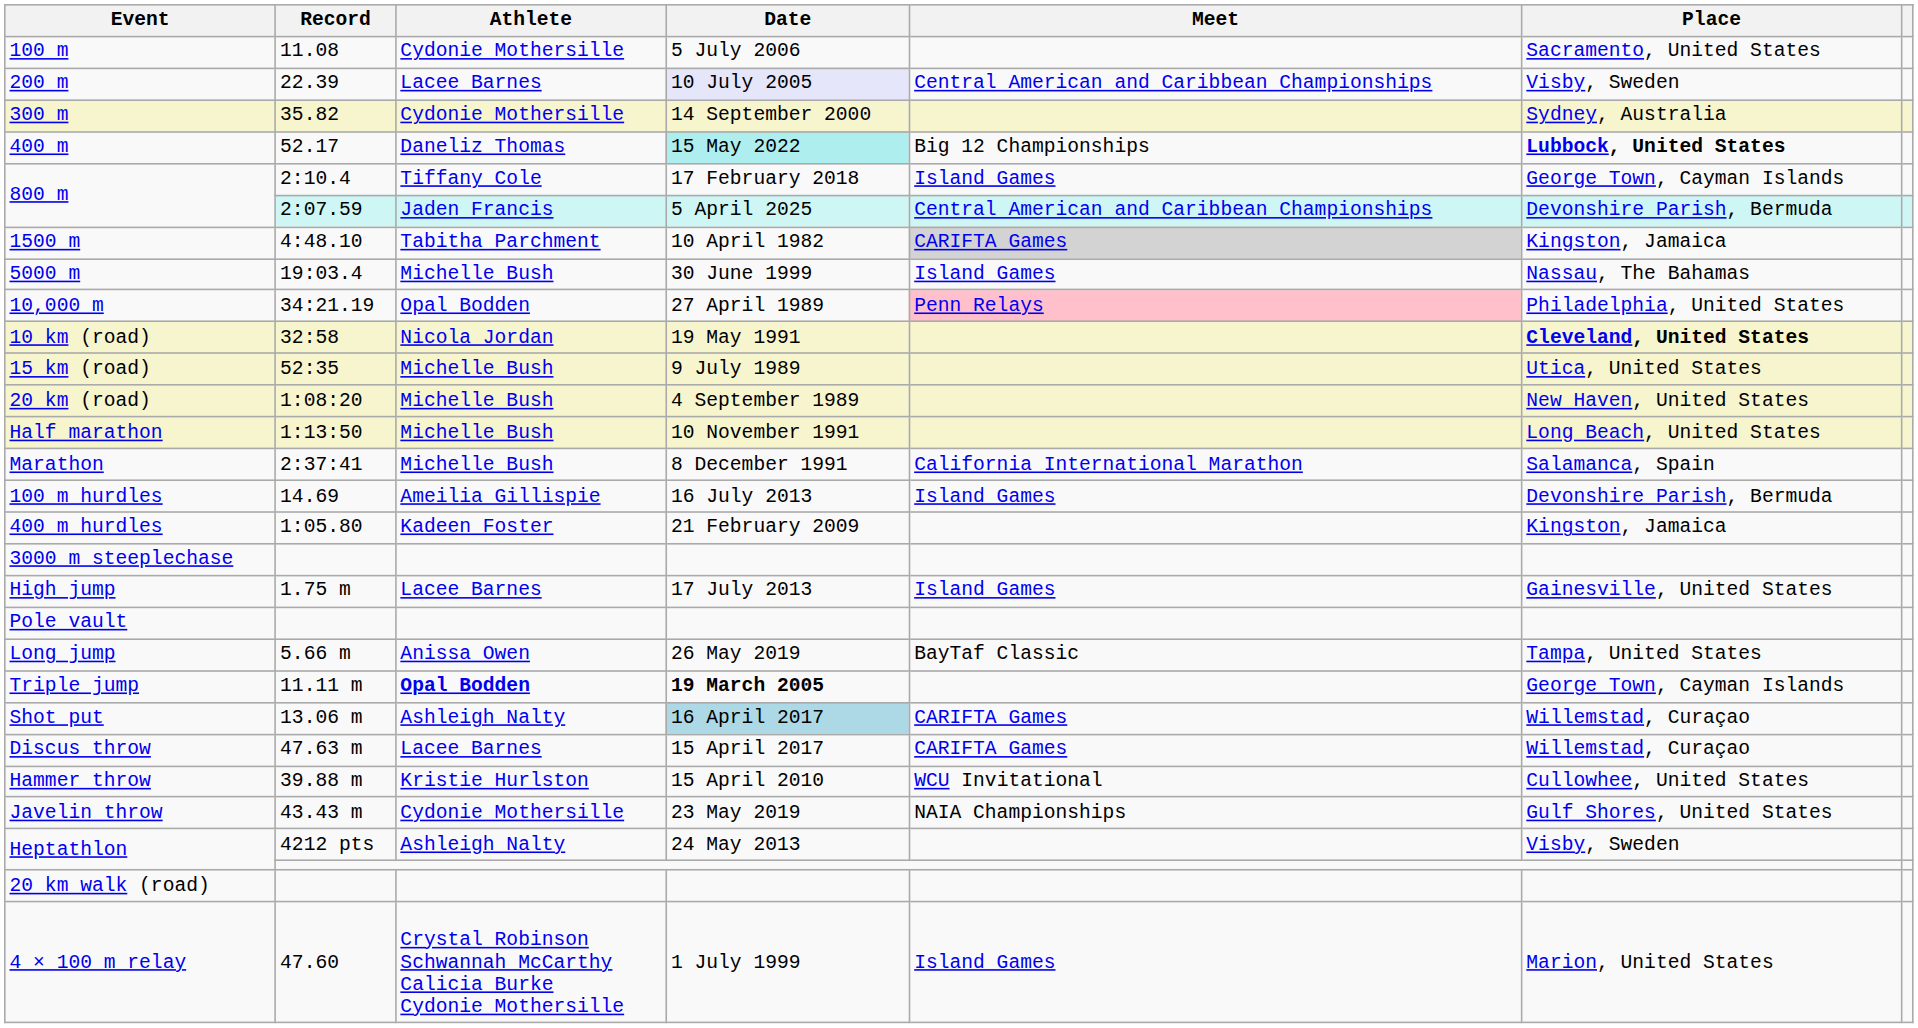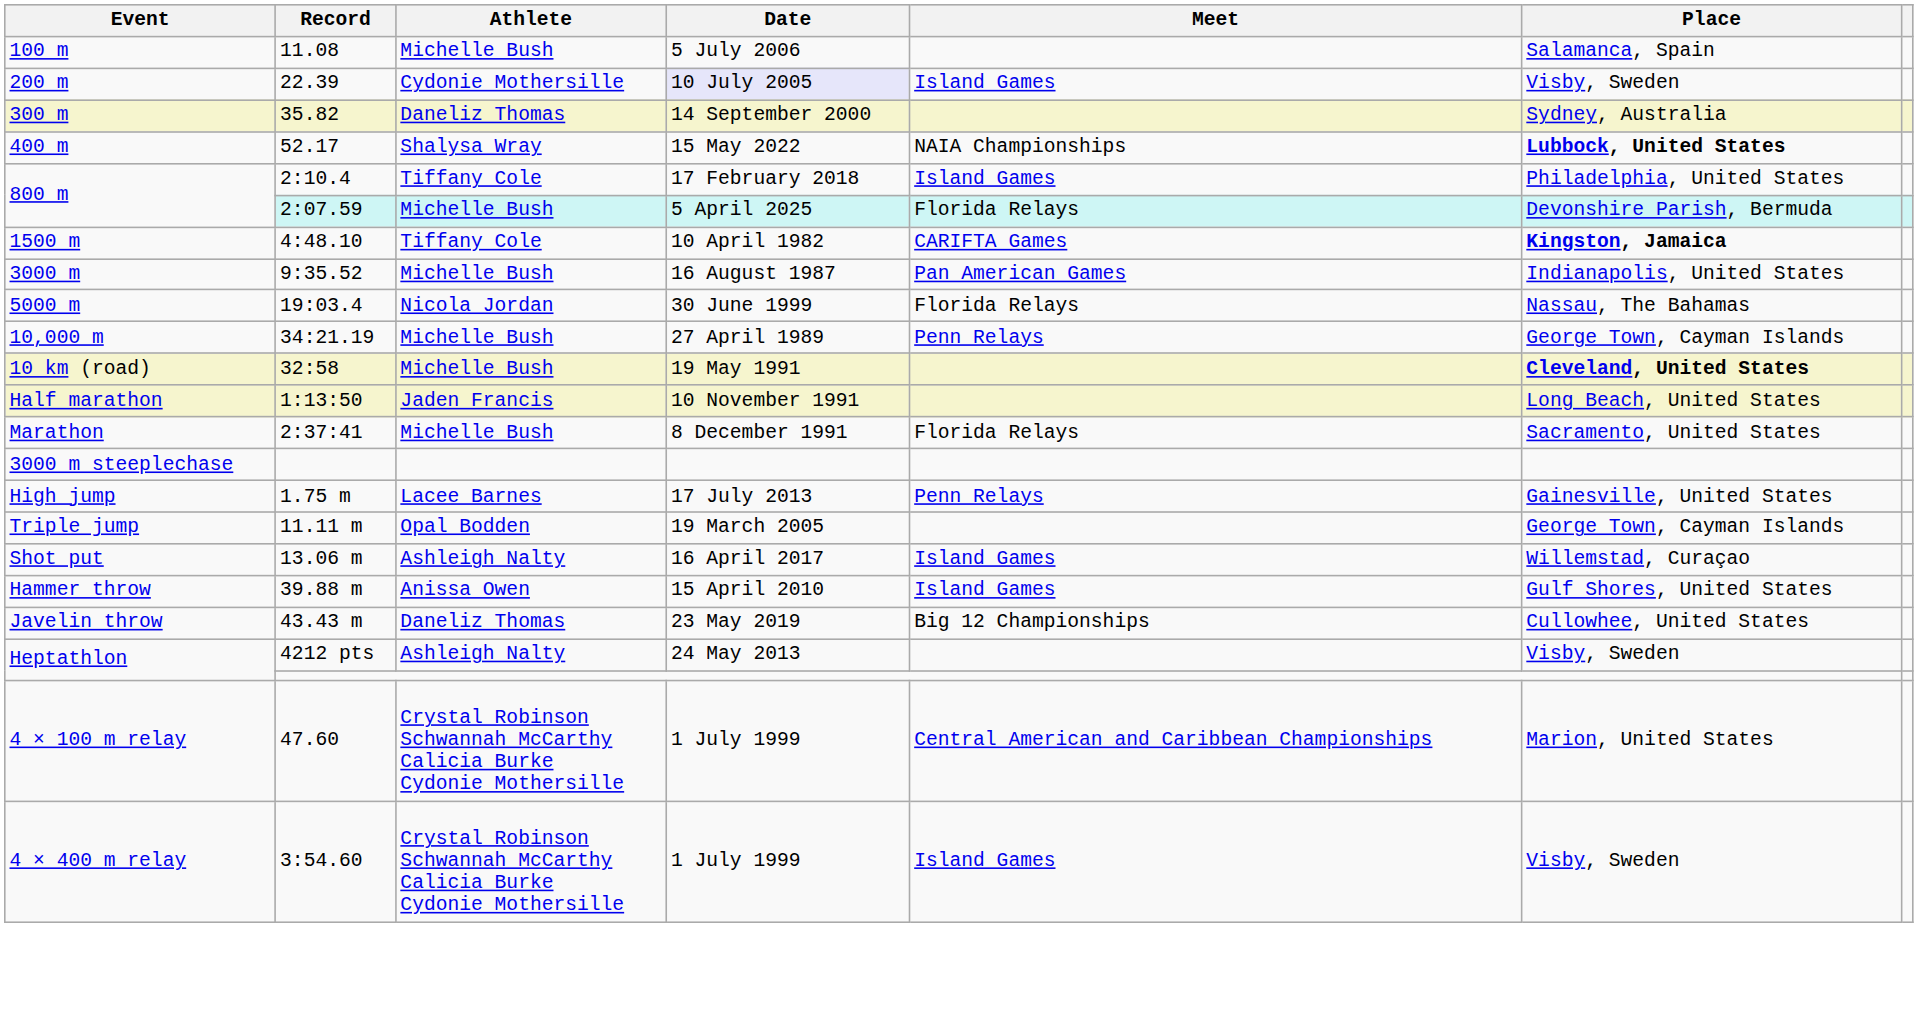(512, 53) Cydonie Mothersille -> (477, 53) Michelle Bush
(1674, 53) Sacramento, United States -> (1621, 53) Salamanca, Spain
(471, 84) Lacee Barnes -> (512, 84) Cydonie Mothersille
(1173, 84) Central American and Caribbean Championships -> (985, 84) Island Games
(512, 116) Cydonie Mothersille -> (483, 116) Daneliz Thomas
(483, 148) Daneliz Thomas -> (471, 148) Shalysa Wray
(736, 148) paleturquoise background -> (736, 148) no background
(1032, 148) Big 12 Championships -> (1020, 148) NAIA Championships
(1685, 179) George Town, Cayman Islands -> (1685, 179) Philadelphia, United States
(477, 211) Jaden Francis -> (477, 211) Michelle Bush
(1173, 211) Central American and Caribbean Championships -> (997, 211) Florida Relays
(500, 243) Tabitha Parchment -> (471, 243) Tiffany Cole
(991, 243) lightgrey background -> (991, 243) no background
(1626, 243) normal -> (1626, 243) bold
+ row: (45, 275)
(477, 275) Michelle Bush -> (477, 306) Nicola Jordan
(985, 275) Island Games -> (997, 306) Florida Relays
(465, 306) Opal Bodden -> (477, 338) Michelle Bush
(979, 306) pink background -> (979, 338) no background
(1685, 306) Philadelphia, United States -> (1685, 338) George Town, Cayman Islands
(477, 338) Nicola Jordan -> (477, 370) Michelle Bush
- row: (80, 370)
- row: (80, 401)
(477, 433) Michelle Bush -> (477, 401) Jaden Francis
(1109, 465) California International Marathon -> (997, 433) Florida Relays
(1621, 465) Salamanca, Spain -> (1674, 433) Sacramento, United States
- row: (86, 496)
- row: (86, 528)
(985, 592) Island Games -> (979, 496) Penn Relays
- row: (68, 623)
- row: (63, 655)
(465, 687) bold -> (465, 528) normal
(747, 687) bold -> (747, 528) normal
(747, 718) lightblue background -> (747, 560) no background
(991, 718) CARIFTA Games -> (985, 560) Island Games
- row: (80, 750)
(495, 782) Kristie Hurlston -> (465, 592) Anissa Owen
(1008, 782) WCU Invitational -> (985, 592) Island Games
(1668, 782) Cullowhee, United States -> (1679, 592) Gulf Shores, United States
(512, 814) Cydonie Mothersille -> (483, 623) Daneliz Thomas
(1020, 814) NAIA Championships -> (1032, 623) Big 12 Championships
(1679, 814) Gulf Shores, United States -> (1668, 623) Cullowhee, United States
- row: (110, 886)
(985, 963) Island Games -> (1173, 741) Central American and Caribbean Championships
+ row: (98, 861)
